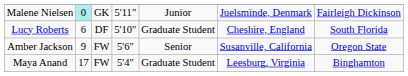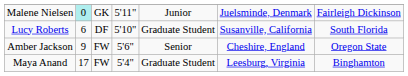(266, 29) Cheshire, England -> (266, 29) Susanville, California
(266, 46) Susanville, California -> (266, 46) Cheshire, England
